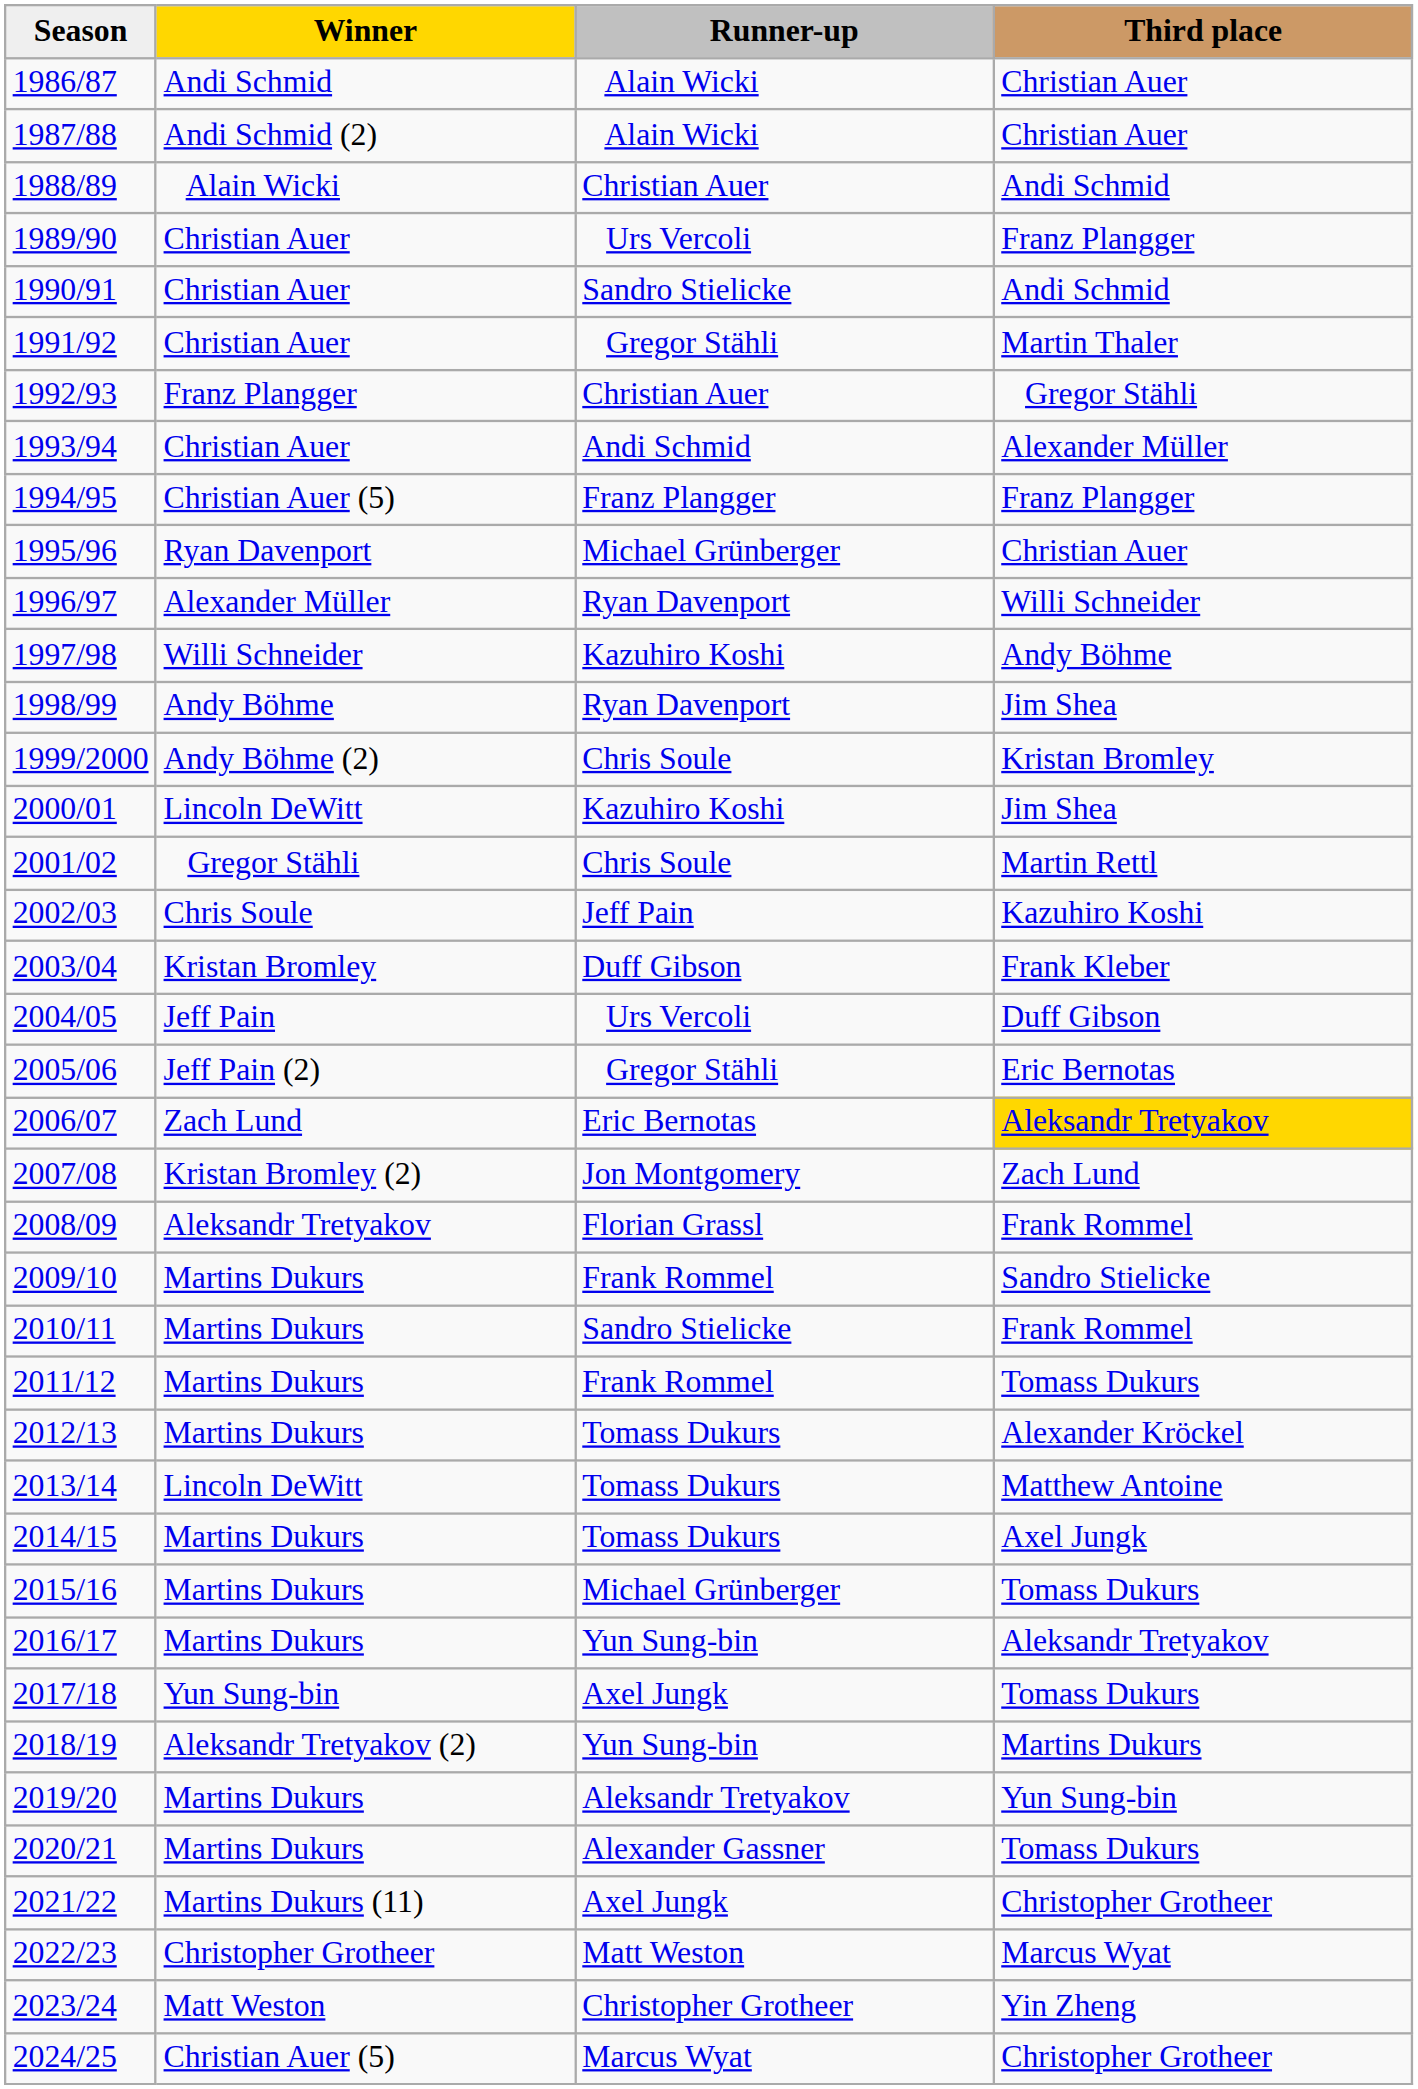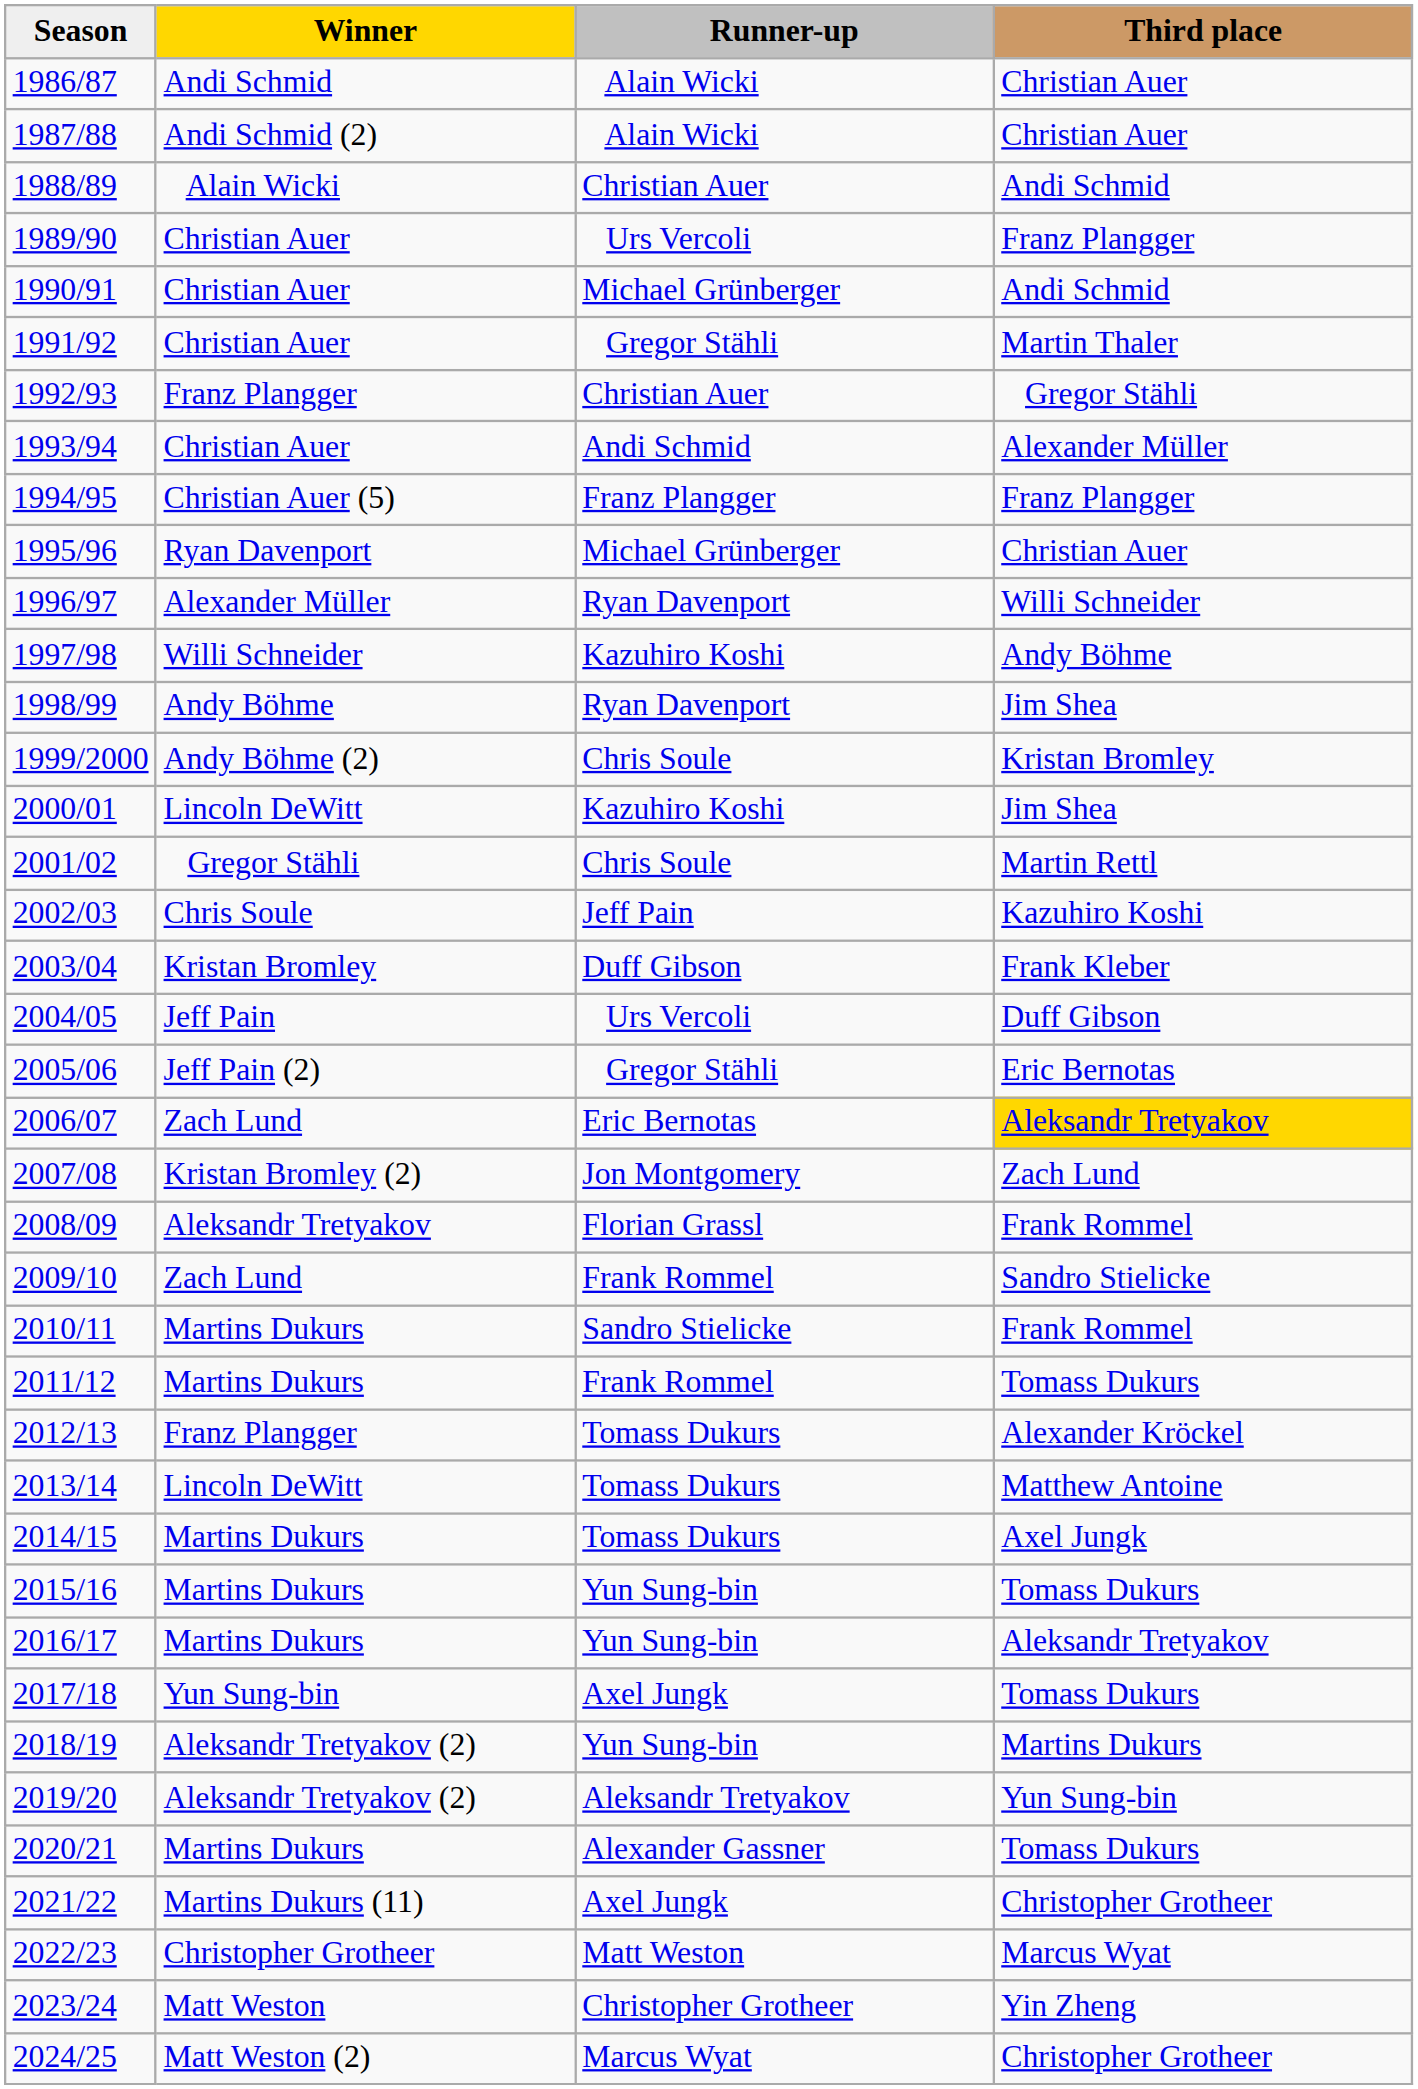(687, 290) Sandro Stielicke -> (711, 290) Michael Grünberger
(264, 1277) Martins Dukurs -> (233, 1277) Zach Lund
(264, 1433) Martins Dukurs -> (260, 1433) Franz Plangger
(711, 1589) Michael Grünberger -> (670, 1589) Yun Sung-bin
(264, 1797) Martins Dukurs -> (320, 1797) Aleksandr Tretyakov (2)
(279, 2057) Christian Auer (5) -> (267, 2057) Matt Weston (2)
